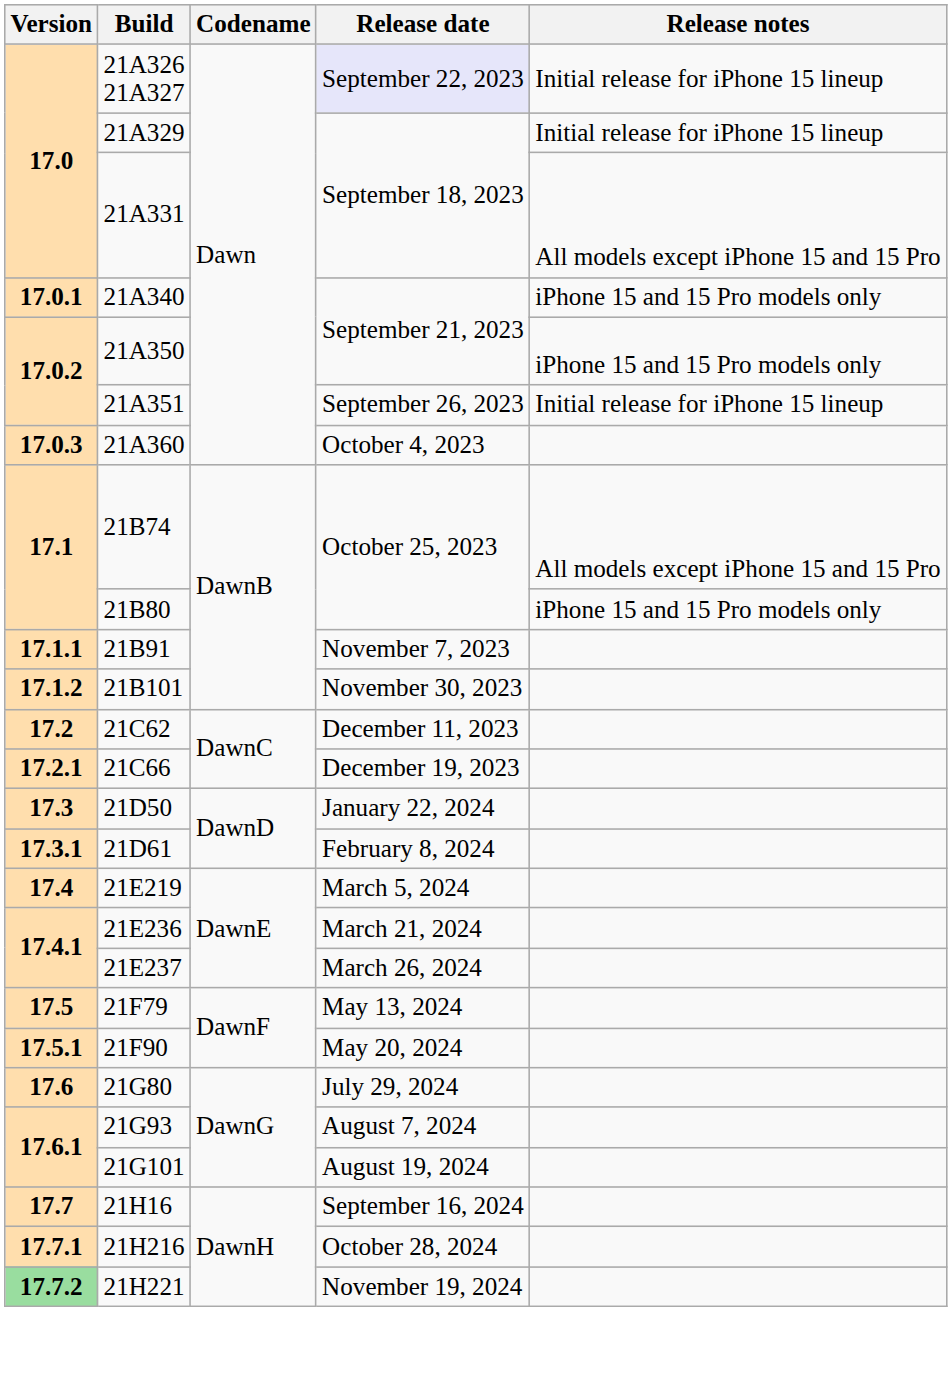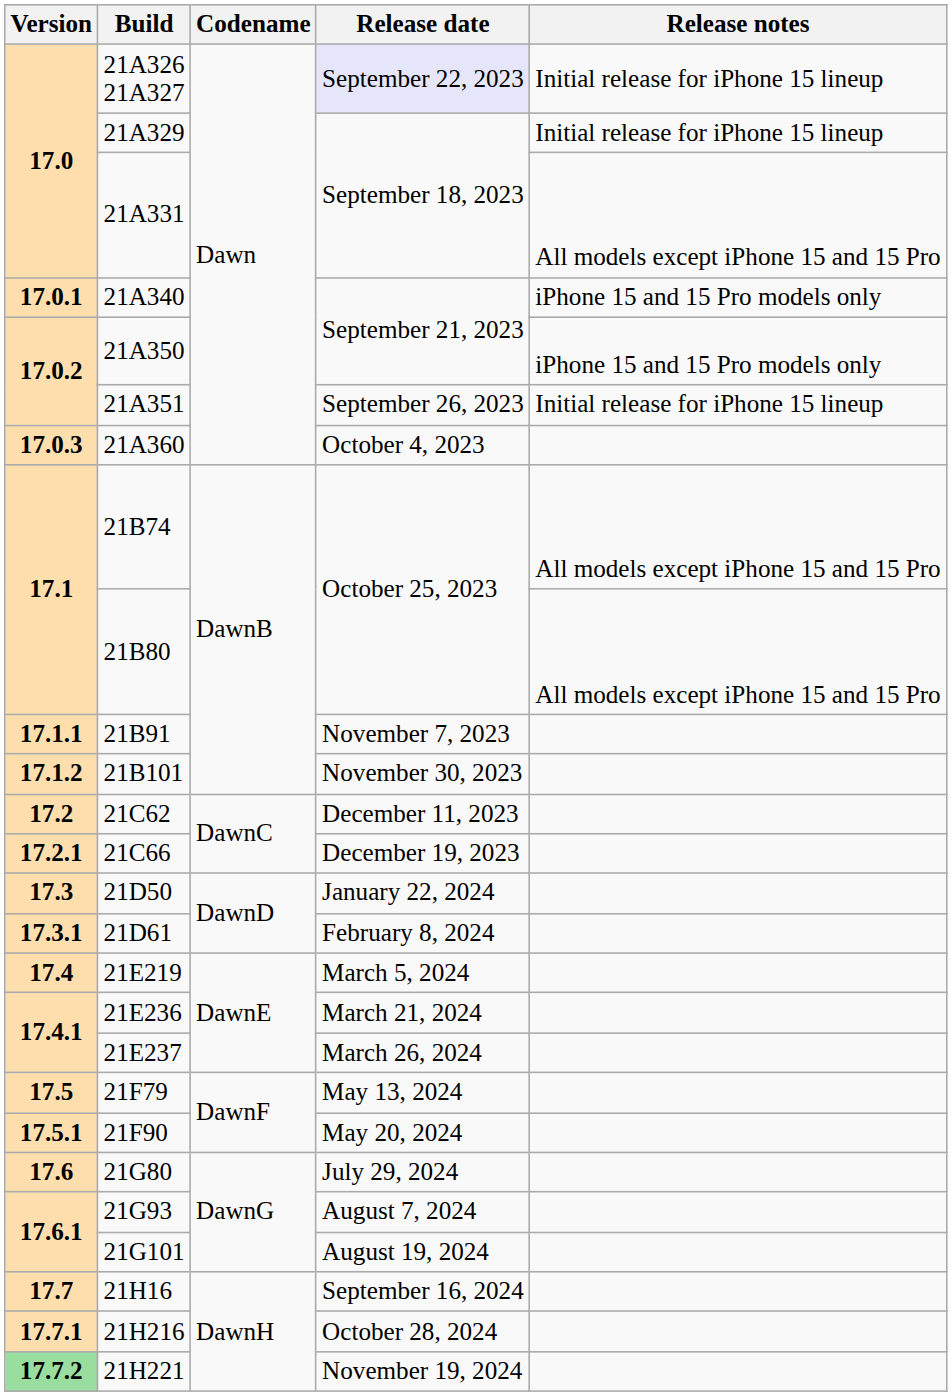(708, 609) iPhone 15 and 15 Pro models only -> (738, 693) All models except iPhone 15 and 15 Pro
